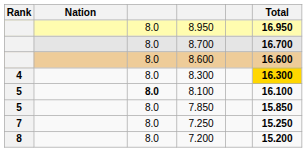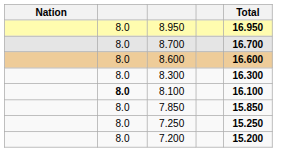- column: (19, 12)
(277, 75) gold background -> (248, 75) no background
